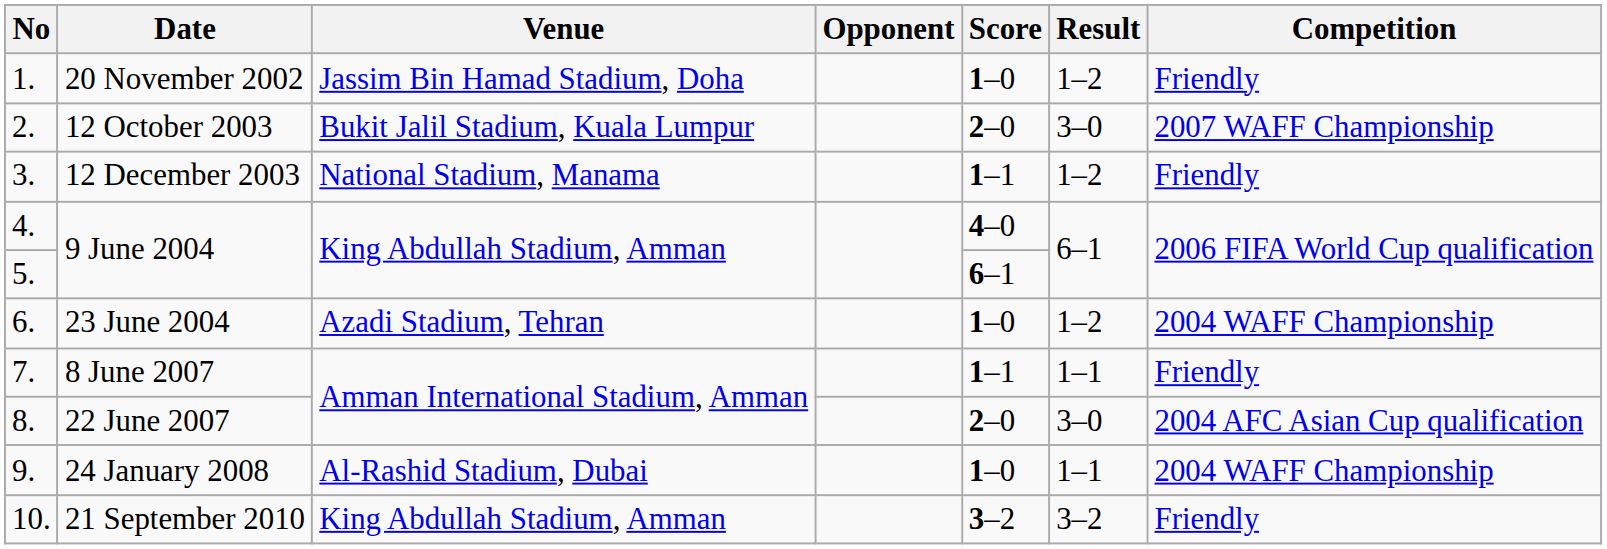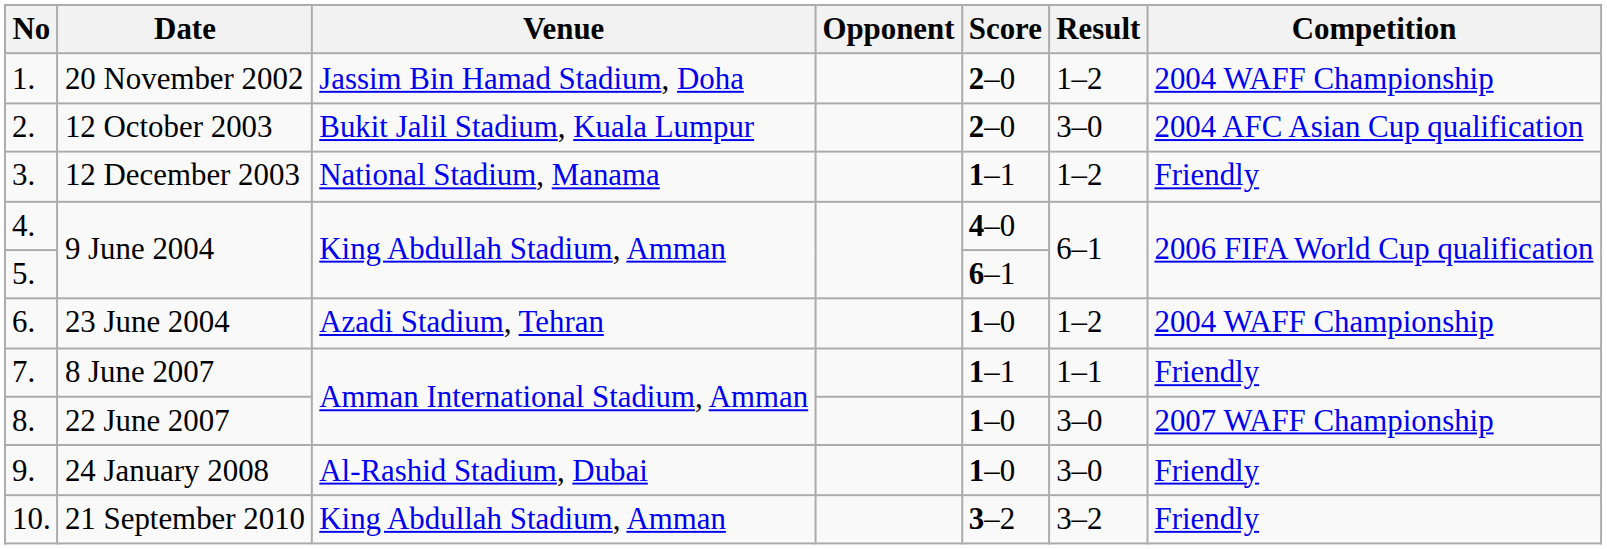(992, 77) 1–0 -> (992, 77) 2–0
(1207, 77) Friendly -> (1324, 77) 2004 WAFF Championship
(1324, 126) 2007 WAFF Championship -> (1369, 126) 2004 AFC Asian Cup qualification
(992, 420) 2–0 -> (992, 420) 1–0
(1369, 420) 2004 AFC Asian Cup qualification -> (1324, 420) 2007 WAFF Championship
(1079, 469) 1–1 -> (1079, 469) 3–0
(1324, 469) 2004 WAFF Championship -> (1207, 469) Friendly
